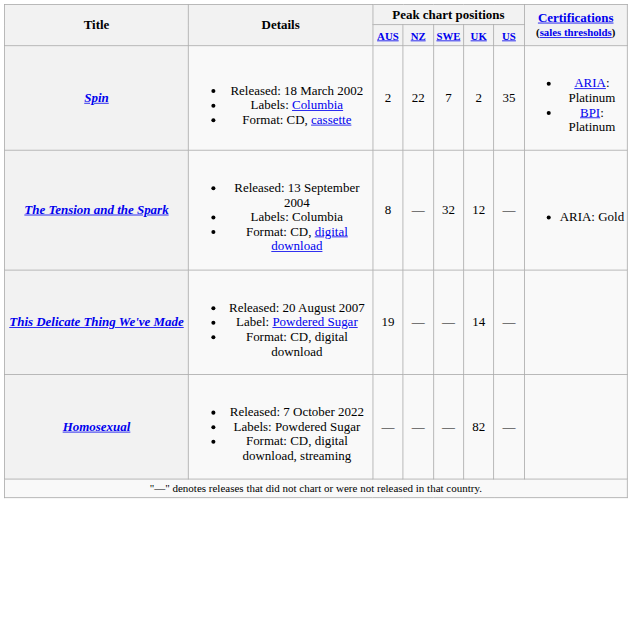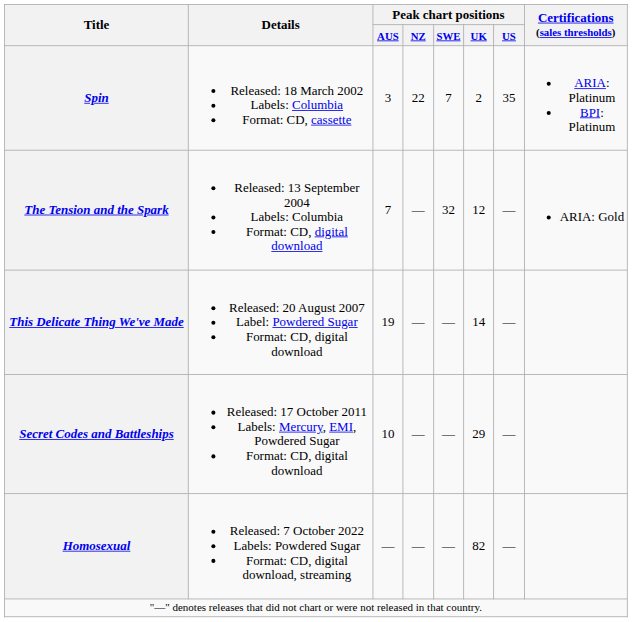(388, 98) 2 -> (388, 98) 3
(388, 210) 8 -> (388, 210) 7
+ row: (96, 434)
